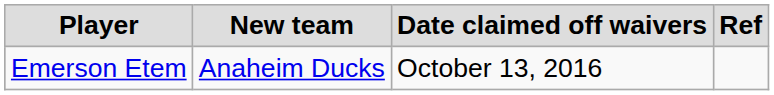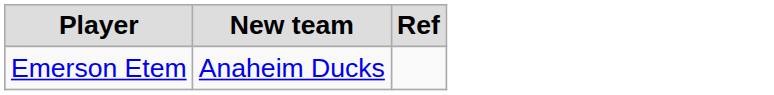- column: (552, 25)
